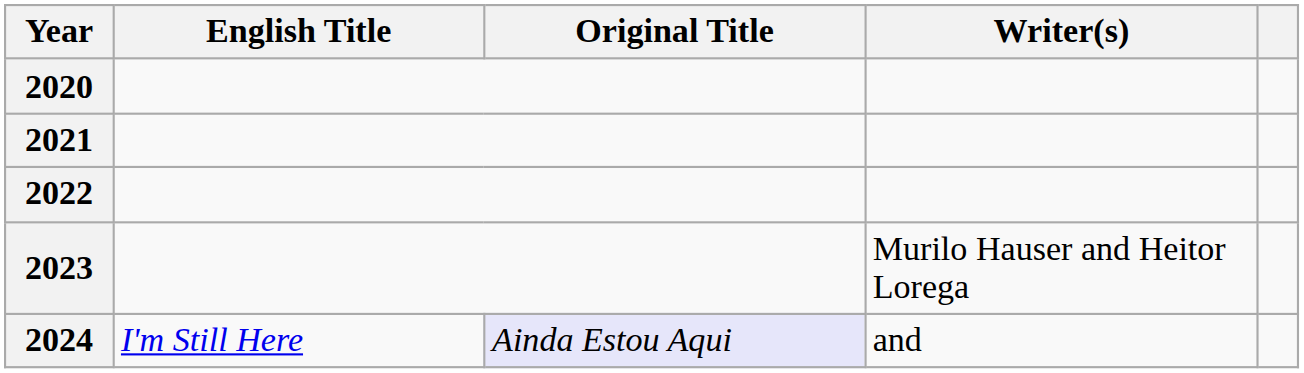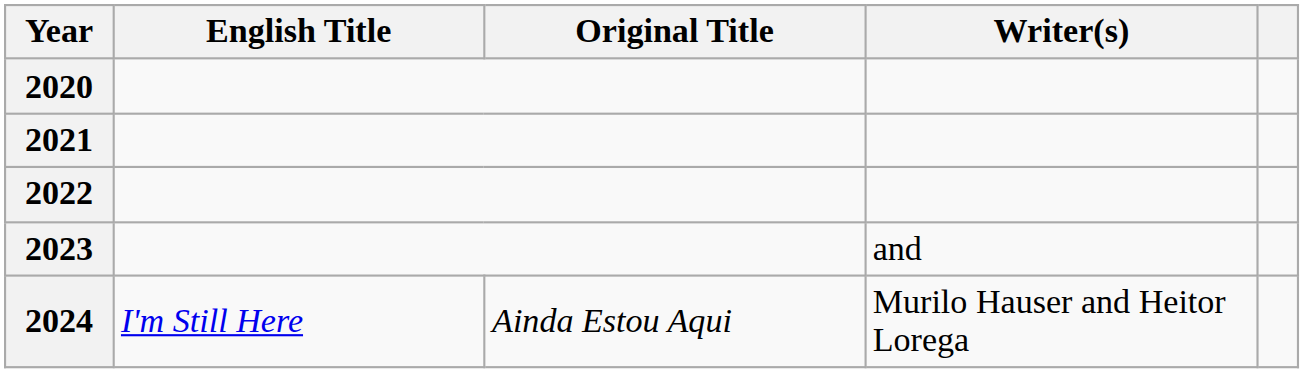(1049, 266) Murilo Hauser and Heitor Lorega -> (897, 247) and
(612, 340) lavender background -> (612, 320) no background
(897, 340) and -> (1049, 320) Murilo Hauser and Heitor Lorega
